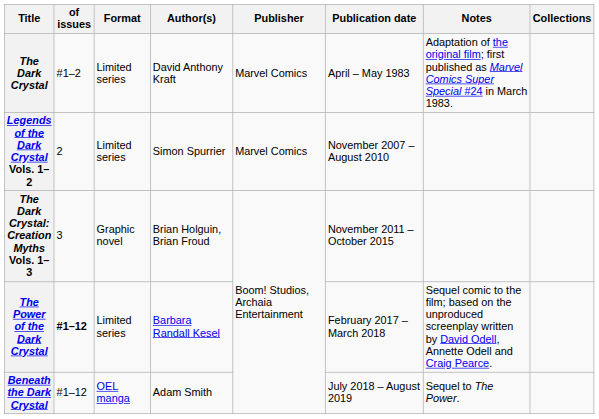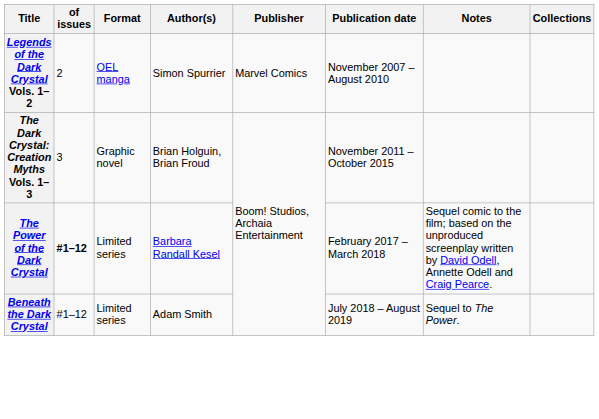- row: (29, 73)
(114, 151) Limited series -> (113, 73) OEL manga
(113, 393) OEL manga -> (114, 314) Limited series
